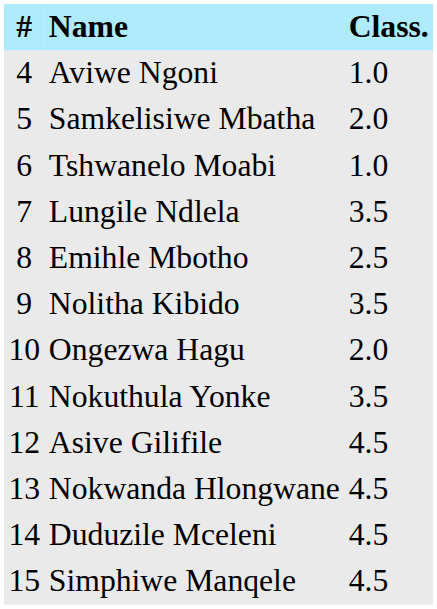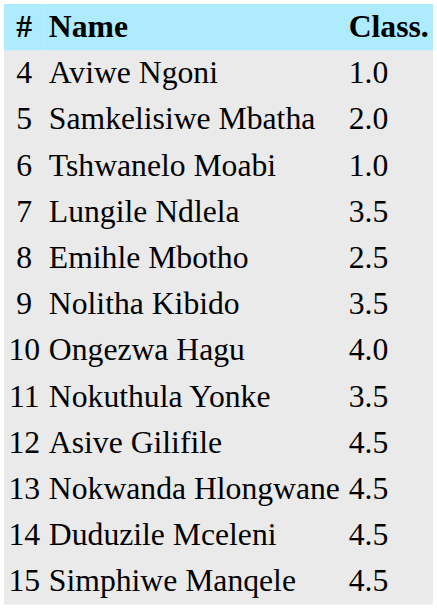(368, 349) 2.0 -> (368, 349) 4.0
